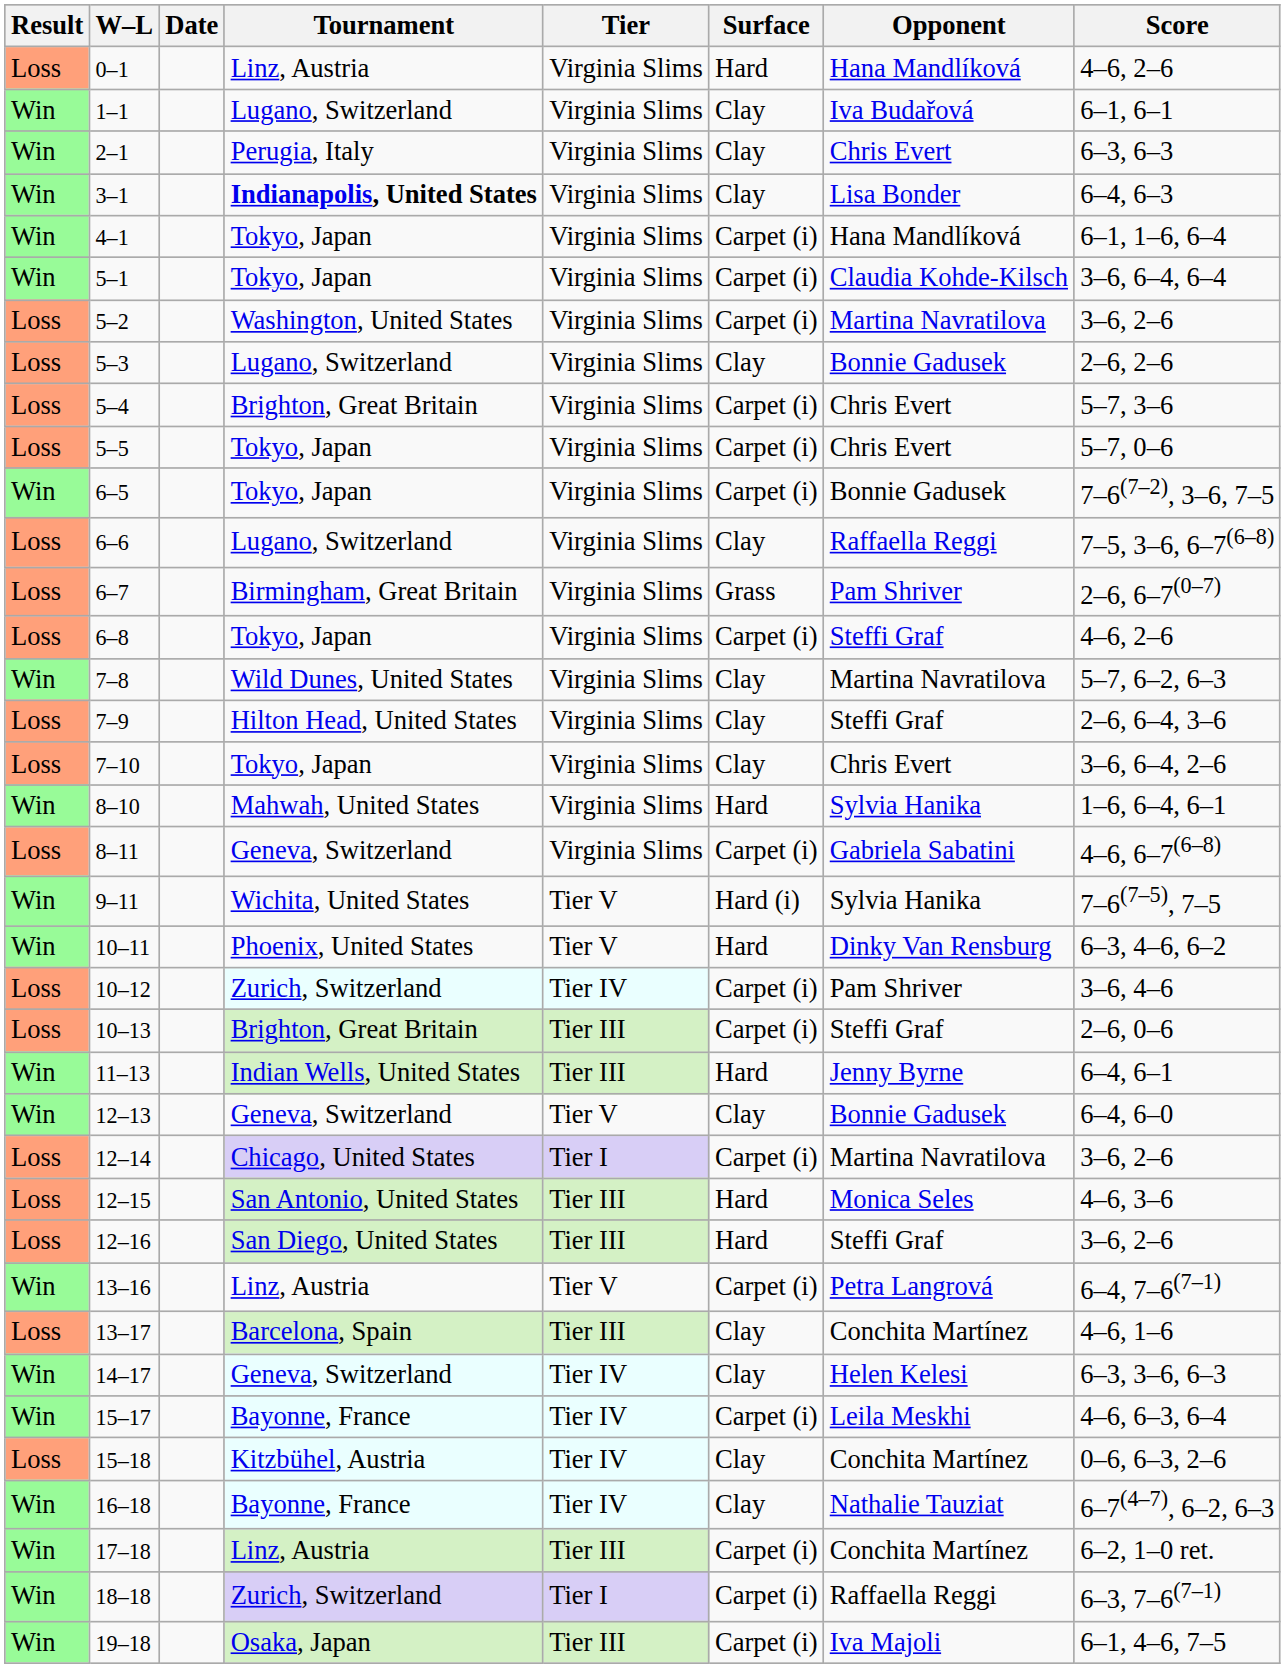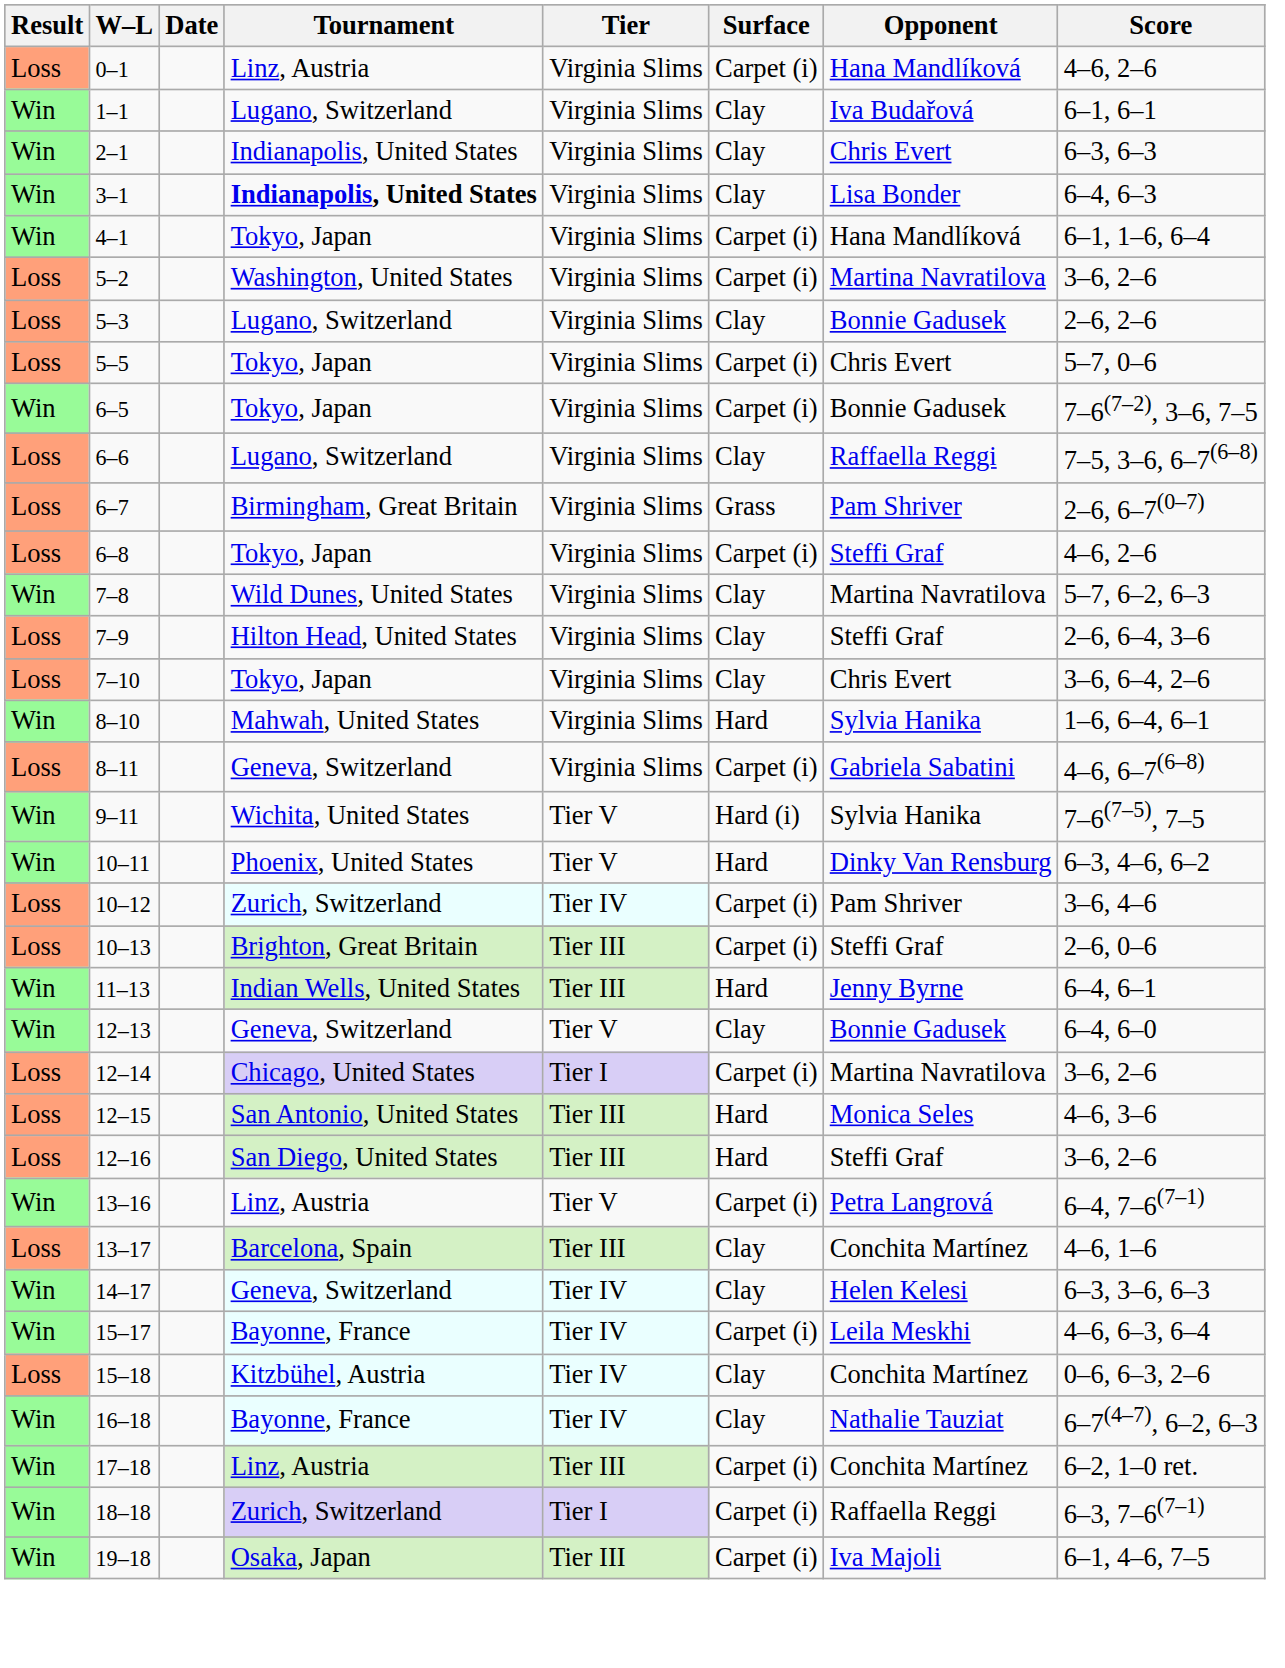(742, 67) Hard -> (766, 67) Carpet (i)
(302, 151) Perugia, Italy -> (374, 151) Indianapolis, United States
- row: (112, 279)
- row: (112, 406)
